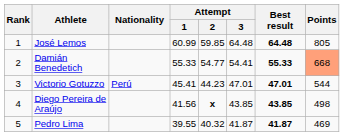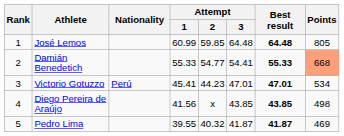(322, 83) 544 -> (322, 83) 534
(213, 104) bold -> (213, 104) normal
